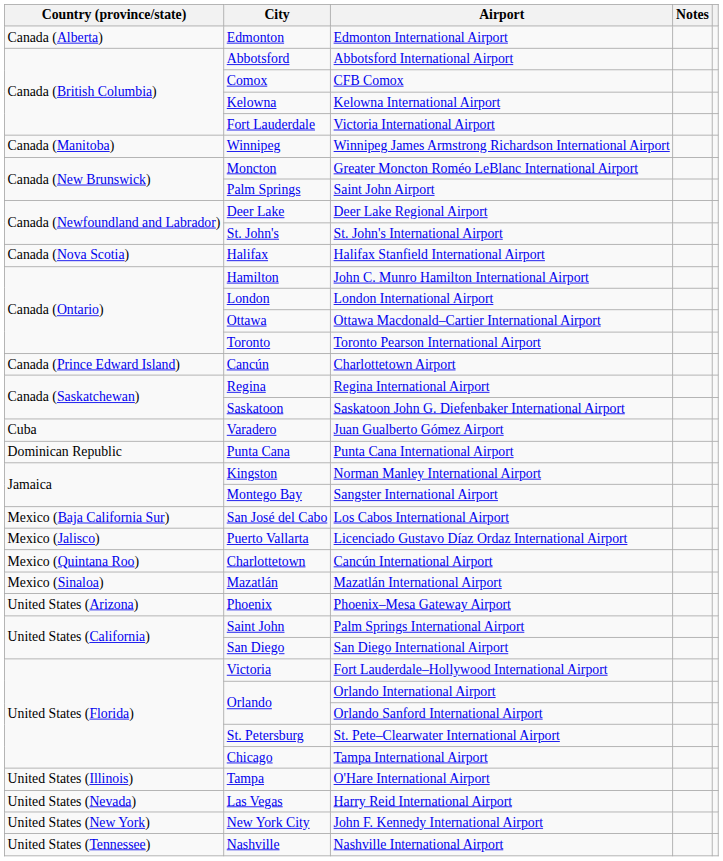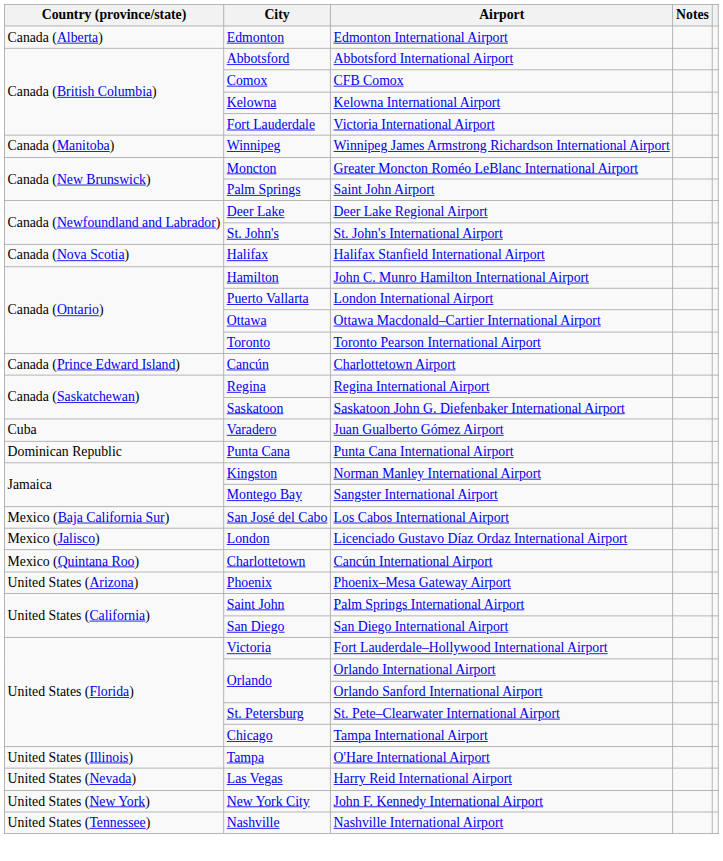(248, 299) London -> (268, 299) Puerto Vallarta
(268, 539) Puerto Vallarta -> (248, 539) London
- row: (418, 582)
